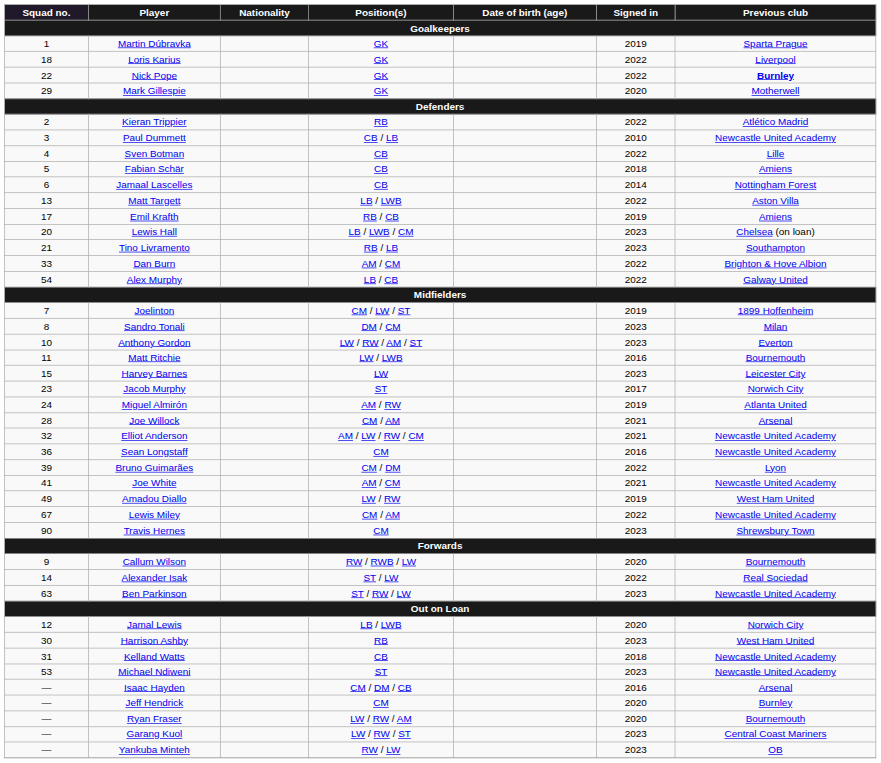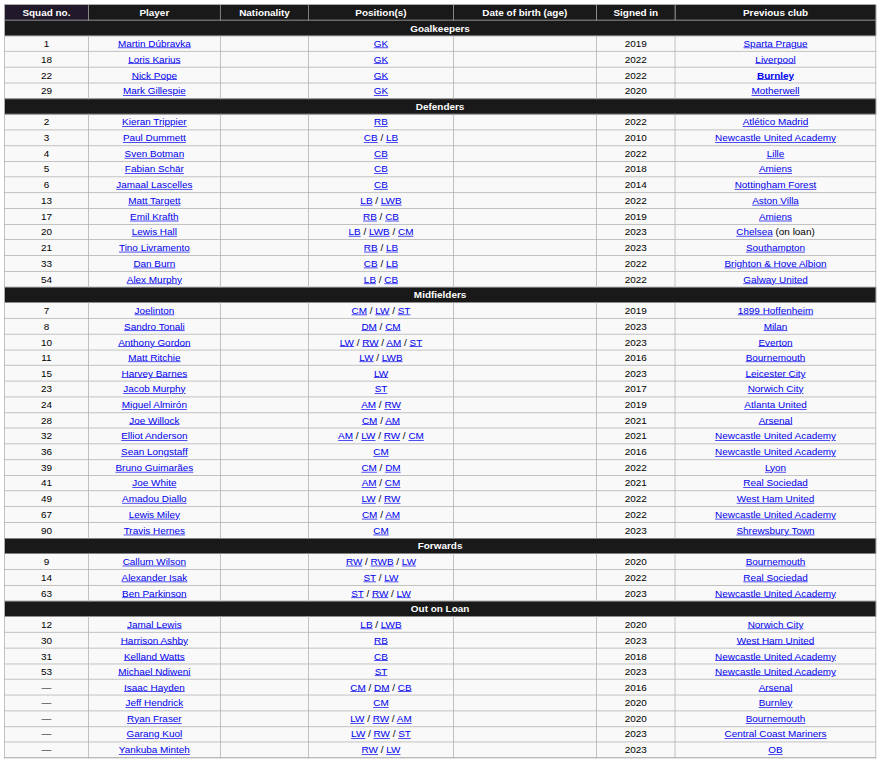(381, 264) AM / CM -> (381, 264) CB / LB
(776, 484) Newcastle United Academy -> (776, 484) Real Sociedad
(636, 499) 2019 -> (636, 499) 2022
